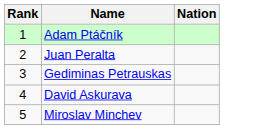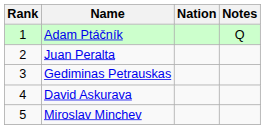+ column: (240, 14)
